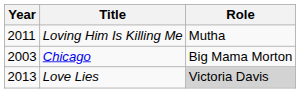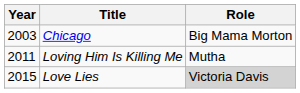rows swapped: (67, 56) <-> (113, 35)
(22, 77) 2013 -> (22, 77) 2015
